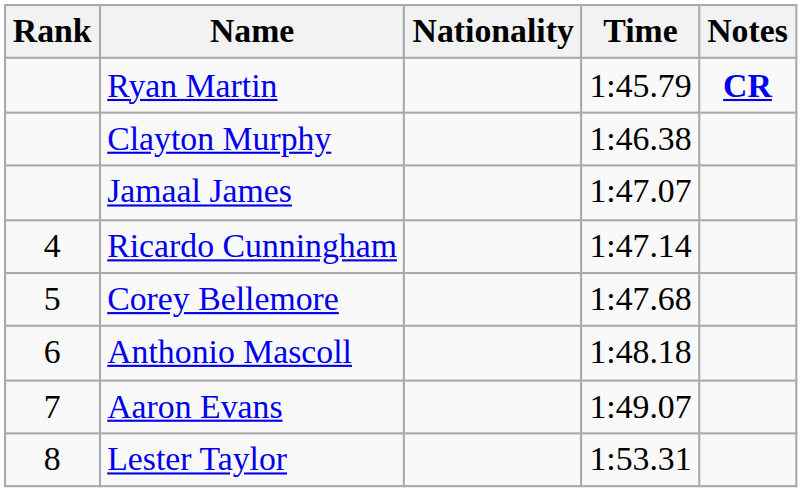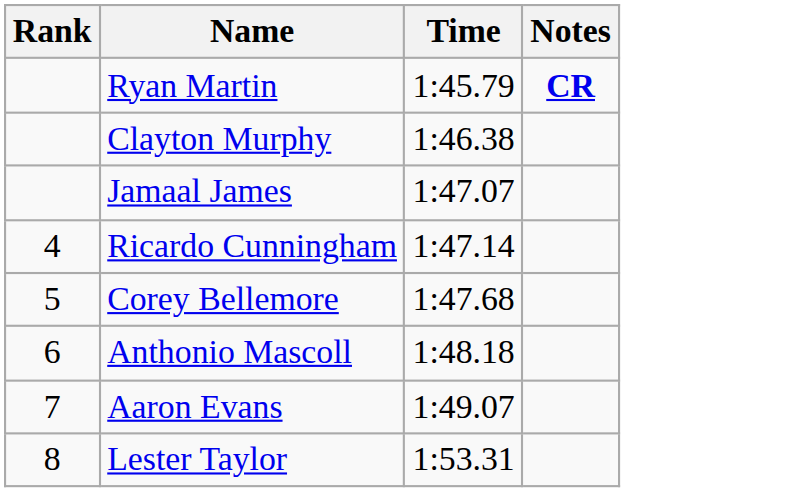- column: (493, 31)
